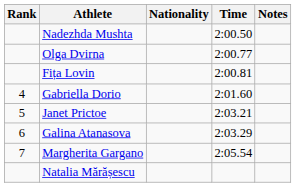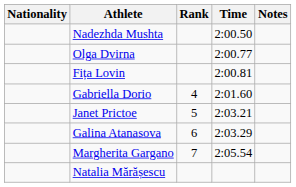columns swapped: (22, 14) <-> (179, 14)
